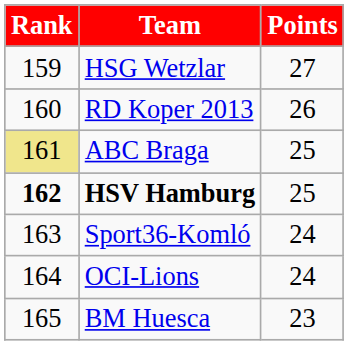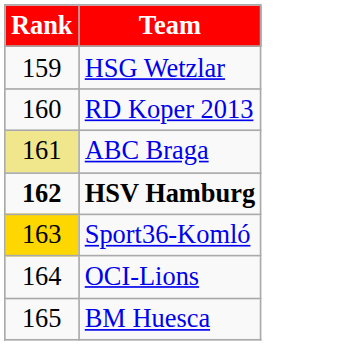- column: (303, 25)
(42, 234) no background -> (42, 234) gold background
